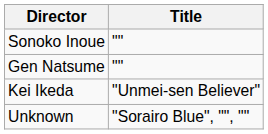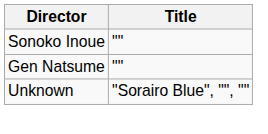- row: (41, 91)
